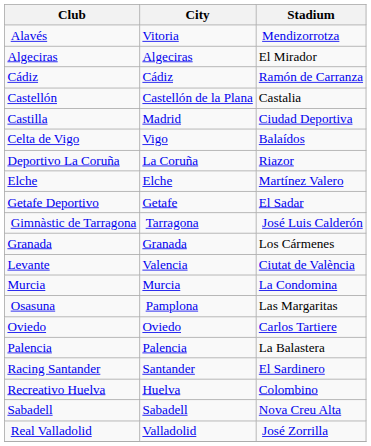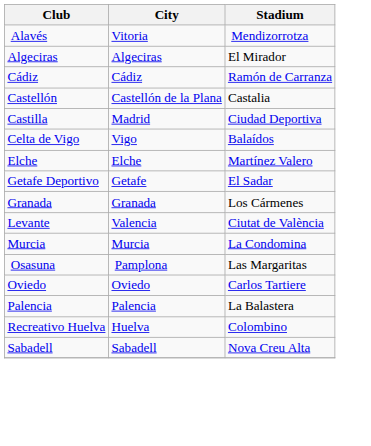- row: (64, 160)
- row: (72, 222)
- row: (54, 368)
- row: (50, 431)
